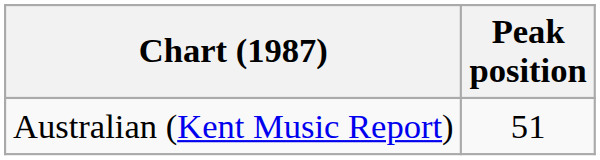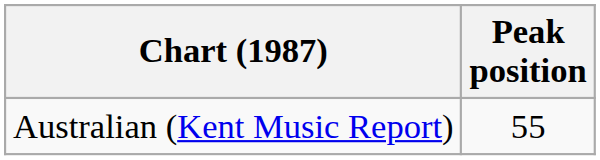(528, 125) 51 -> (528, 125) 55
